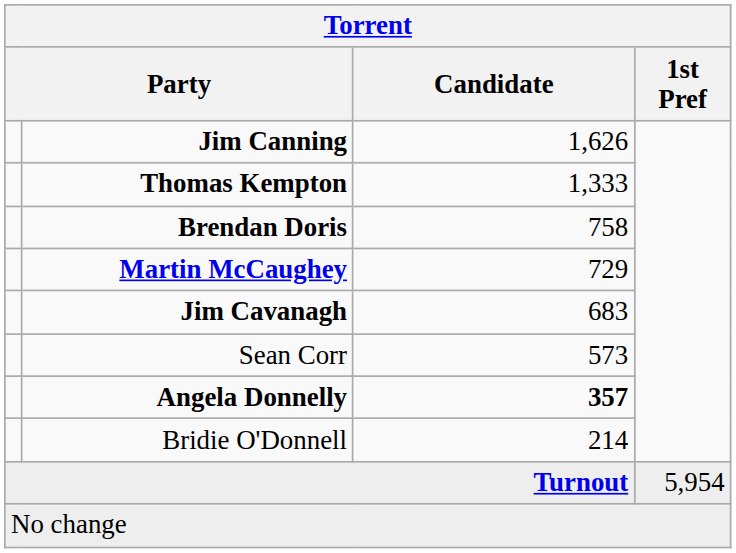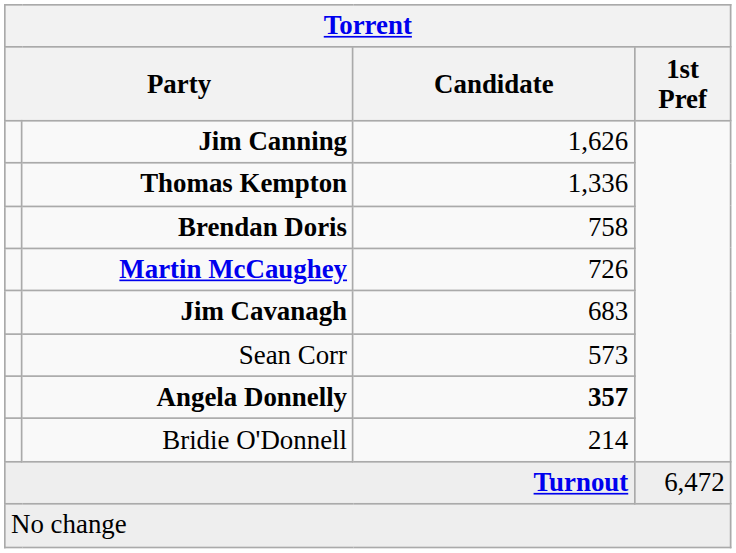(598, 183) 1,333 -> (598, 183) 1,336
(608, 269) 729 -> (608, 269) 726
(694, 482) 5,954 -> (694, 482) 6,472
